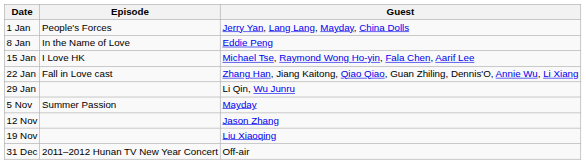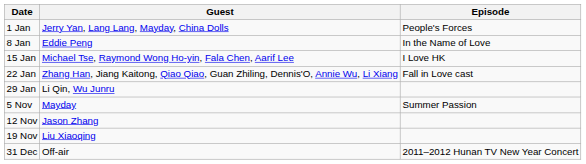columns swapped: (130, 12) <-> (400, 12)
